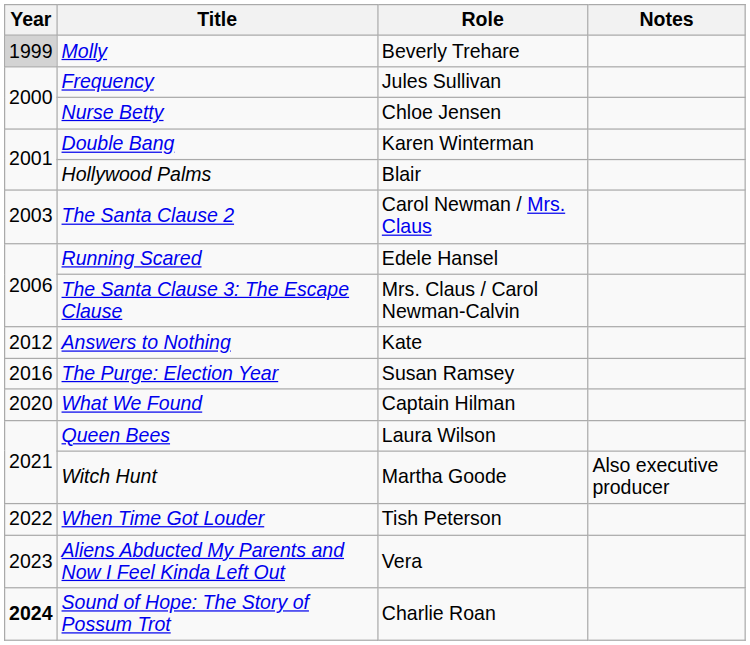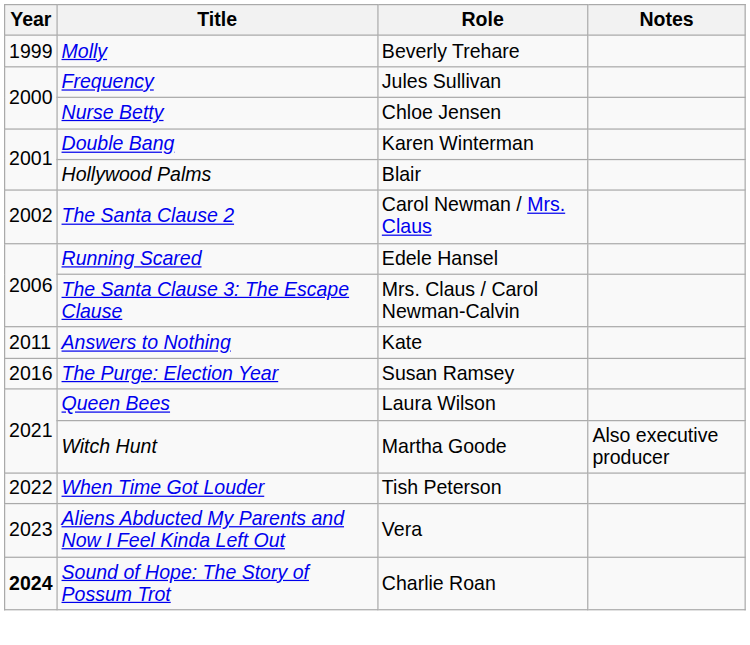(31, 50) lightgrey background -> (31, 50) no background
(31, 216) 2003 -> (31, 216) 2002
(31, 342) 2012 -> (30, 342) 2011
- row: (132, 404)
